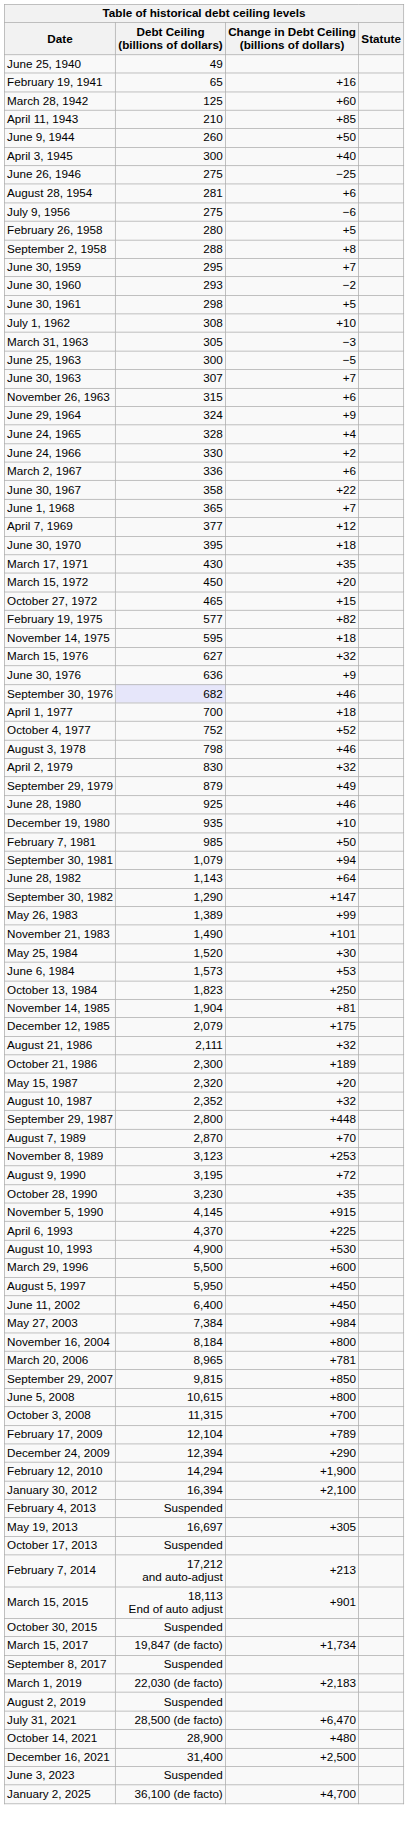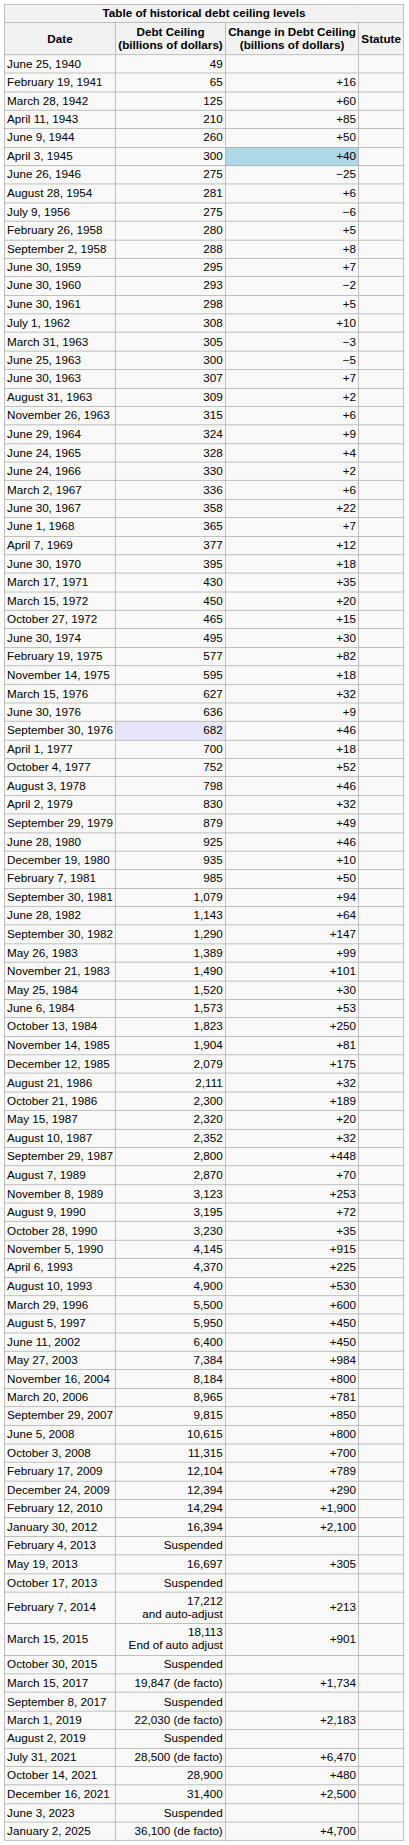(346, 156) no background -> (346, 156) lightblue background
+ row: (50, 397)
+ row: (44, 638)
